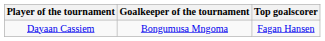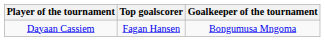columns swapped: (184, 12) <-> (286, 12)
